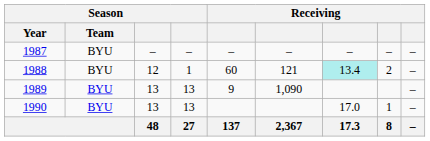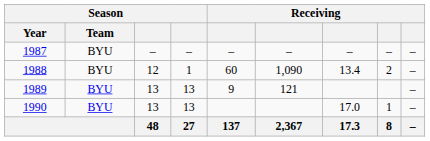(289, 70) 121 -> (289, 70) 1,090
(350, 70) paleturquoise background -> (350, 70) no background
(289, 88) 1,090 -> (289, 88) 121
